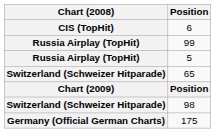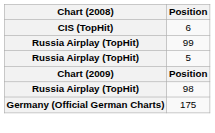- row: (189, 74)
(86, 105) Switzerland (Schweizer Hitparade) -> (85, 89) Russia Airplay (TopHit)
